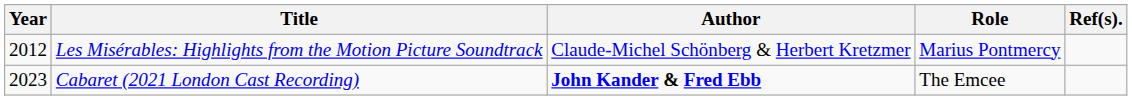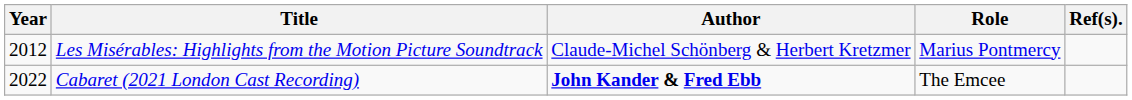(28, 79) 2023 -> (28, 79) 2022
